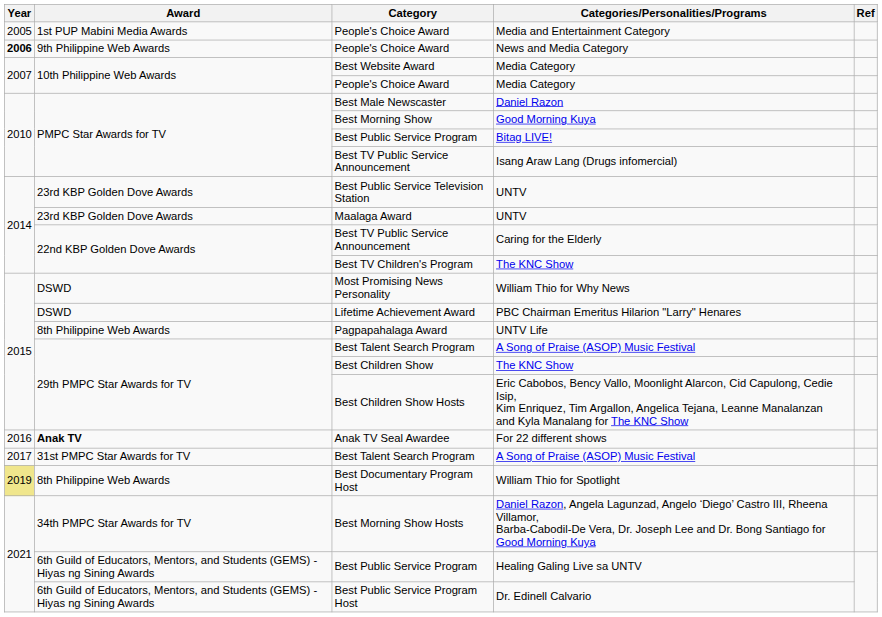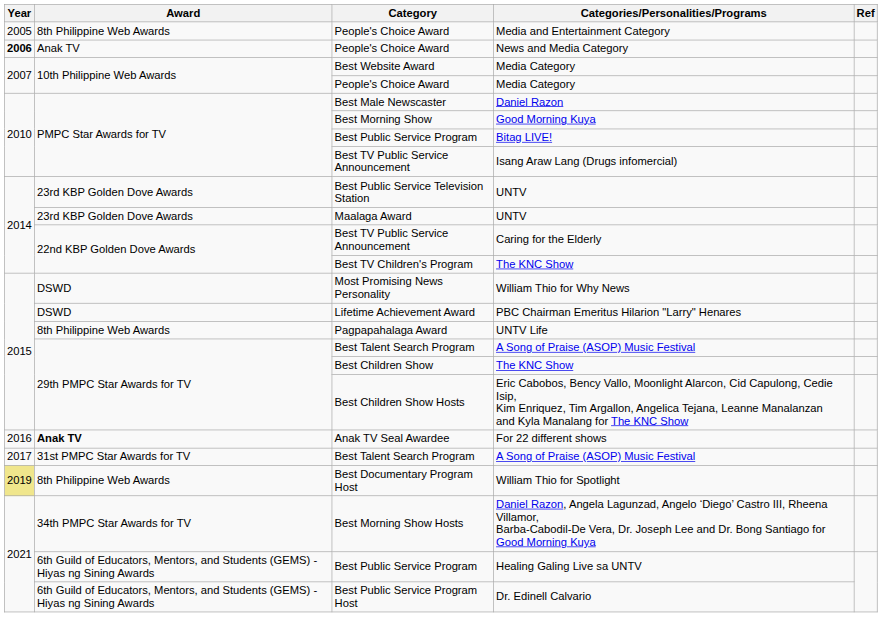(112, 31) 1st PUP Mabini Media Awards -> (103, 31) 8th Philippine Web Awards
(103, 48) 9th Philippine Web Awards -> (58, 48) Anak TV
